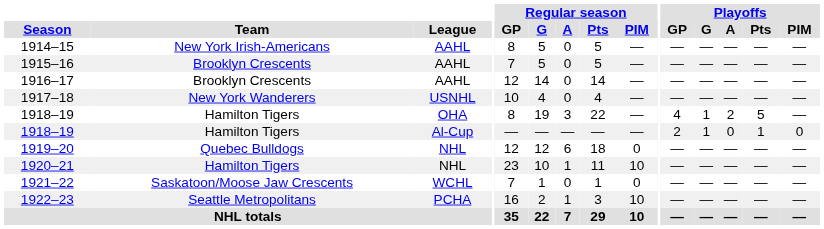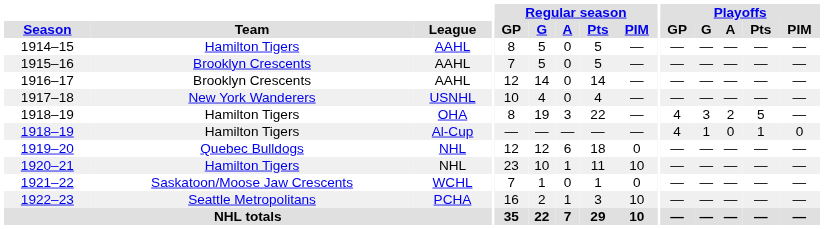(252, 46) New York Irish-Americans -> (252, 46) Hamilton Tigers
(706, 114) 1 -> (706, 114) 3
(677, 131) 2 -> (677, 131) 4
